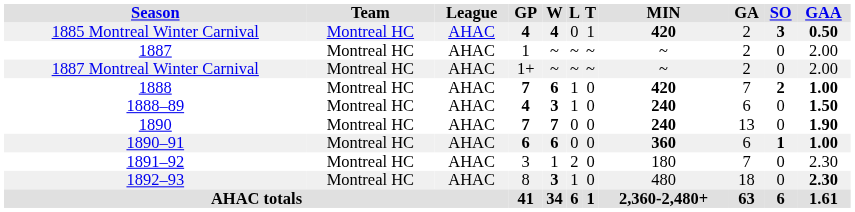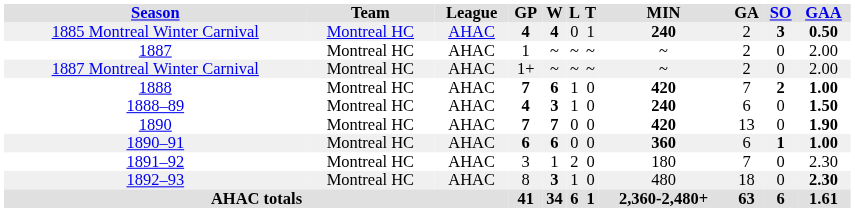(664, 31) 420 -> (664, 31) 240
(664, 124) 240 -> (664, 124) 420
